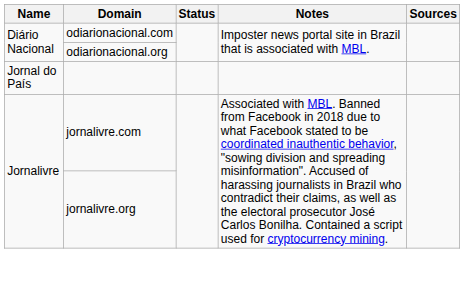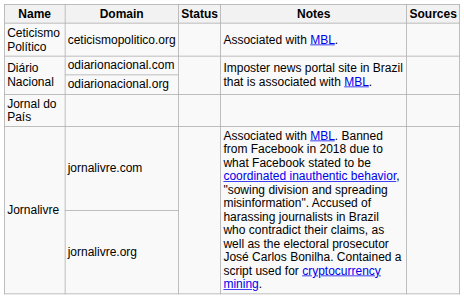+ row: (122, 39)
